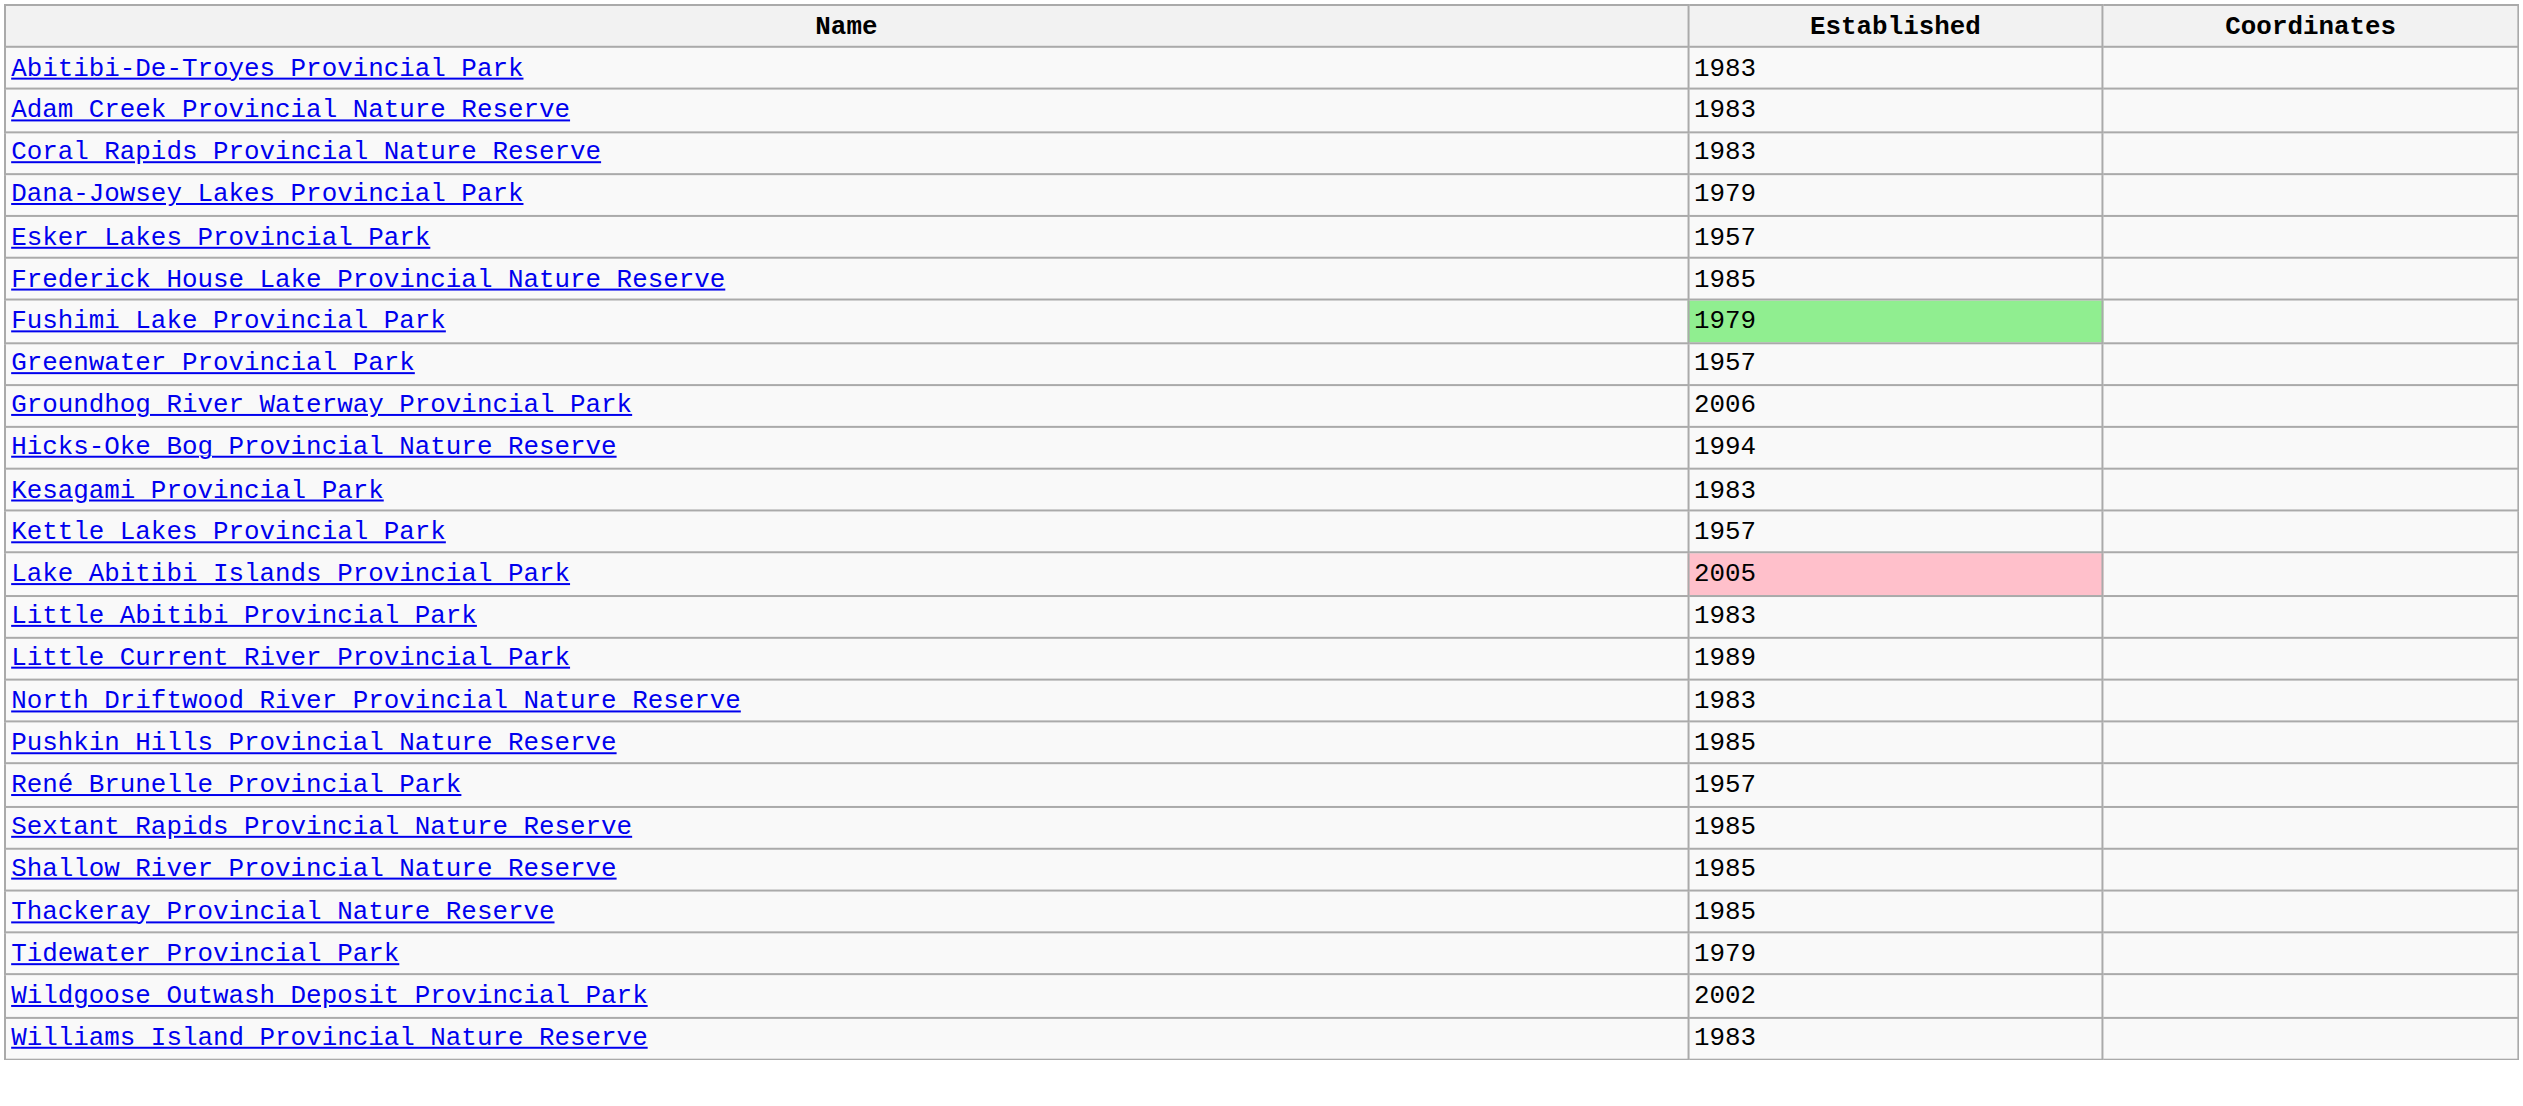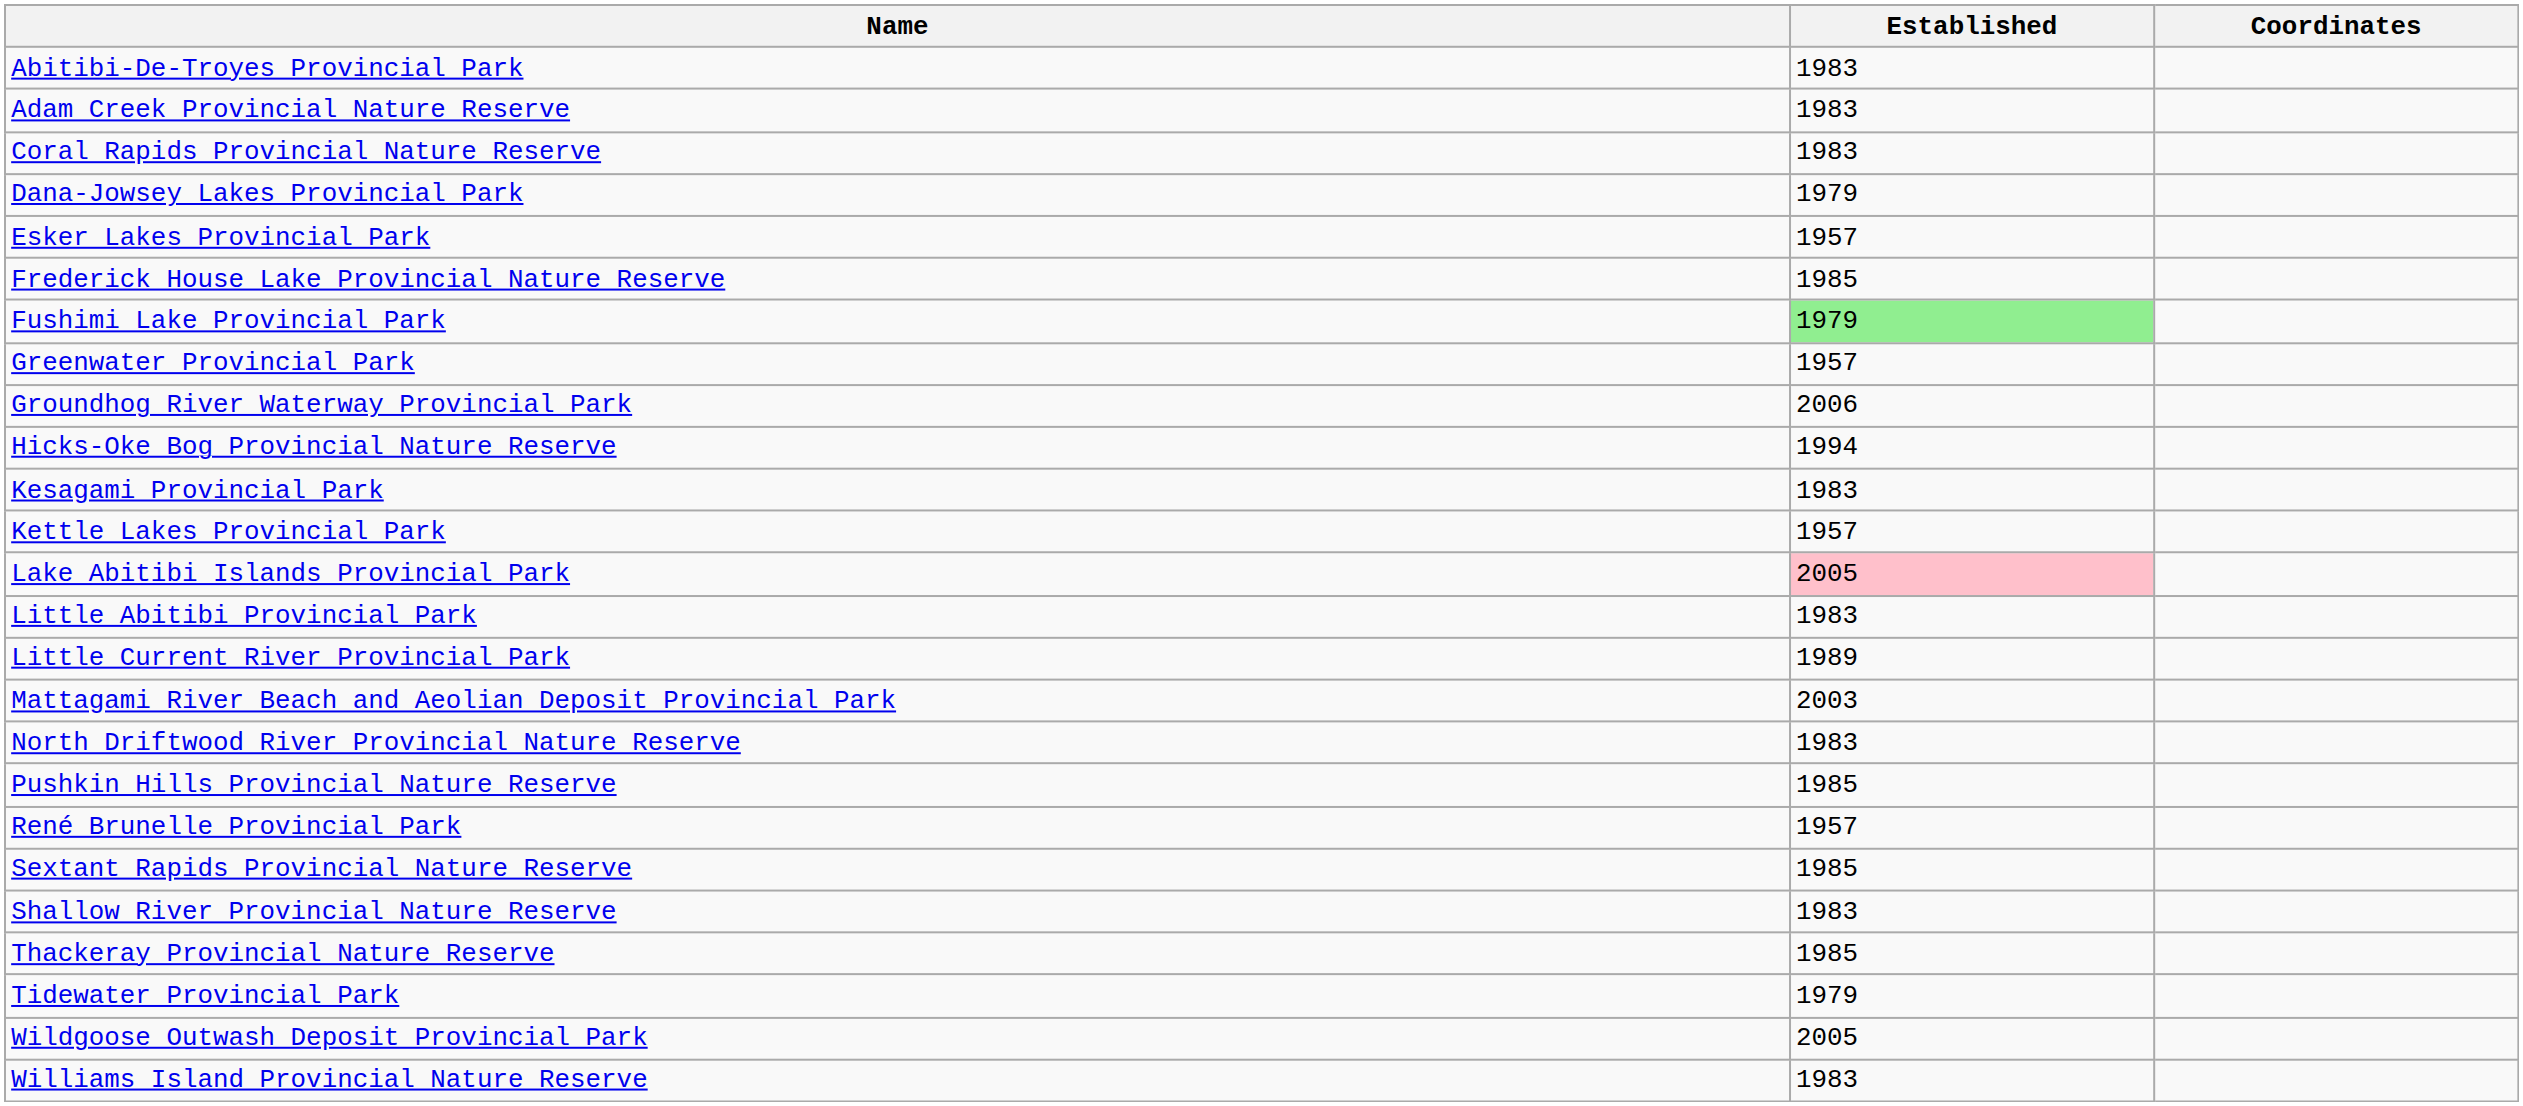+ row: (454, 701)
(1725, 869) 1985 -> (1827, 912) 1983
(1725, 996) 2002 -> (1827, 1038) 2005
